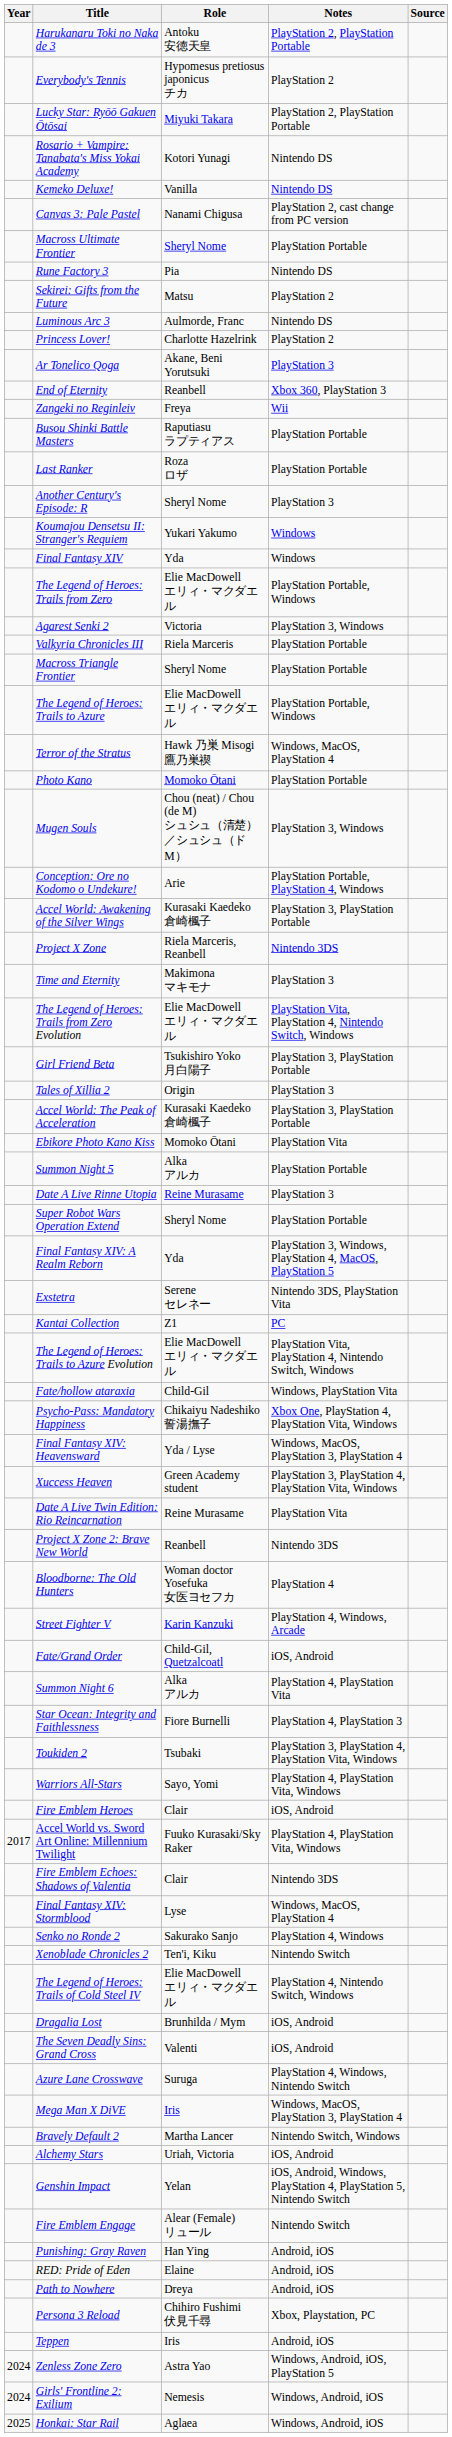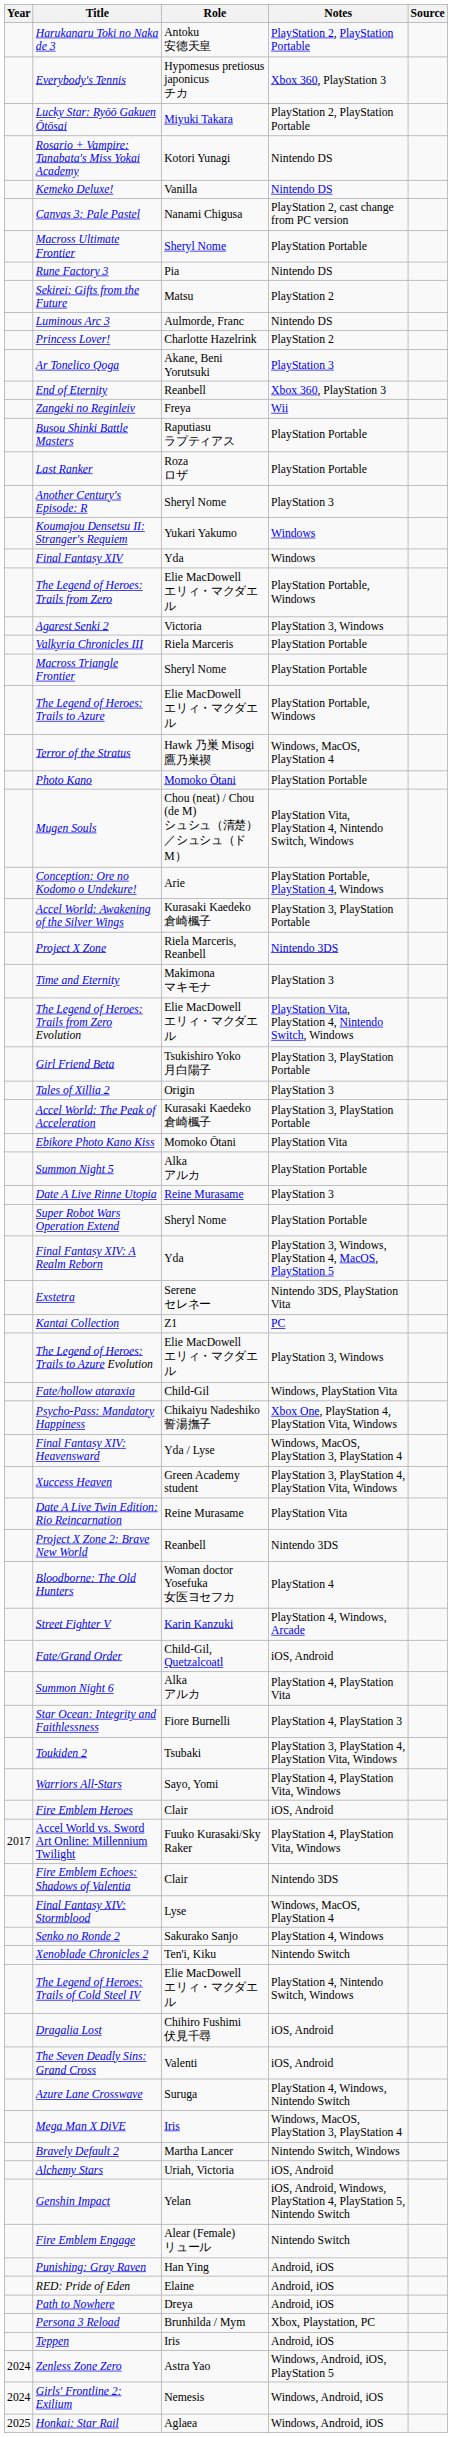(302, 80) PlayStation 2 -> (329, 80) Xbox 360, PlayStation 3
(327, 828) PlayStation 3, Windows -> (327, 828) PlayStation Vita, PlayStation 4, Nintendo Switch, Windows
(327, 1357) PlayStation Vita, PlayStation 4, Nintendo Switch, Windows -> (327, 1357) PlayStation 3, Windows
(205, 2022) Brunhilda / Mym -> (203, 2029) Chihiro Fushimi 伏見千尋
(203, 2314) Chihiro Fushimi 伏見千尋 -> (205, 2322) Brunhilda / Mym
